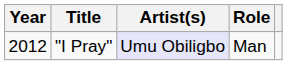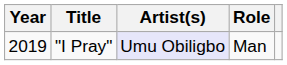(28, 45) 2012 -> (28, 45) 2019
